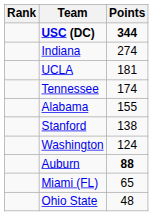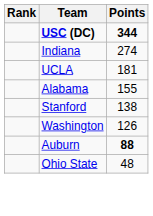- row: (70, 88)
(127, 145) 124 -> (127, 126) 126
- row: (70, 182)
